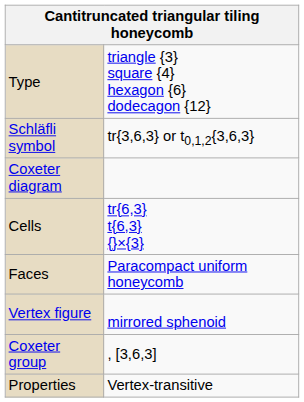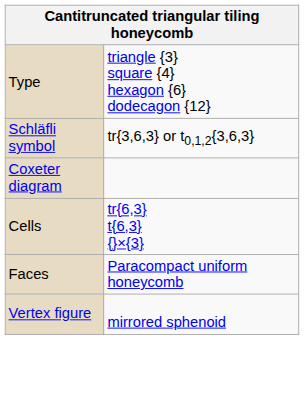- row: (34, 354)
- row: (42, 385)
